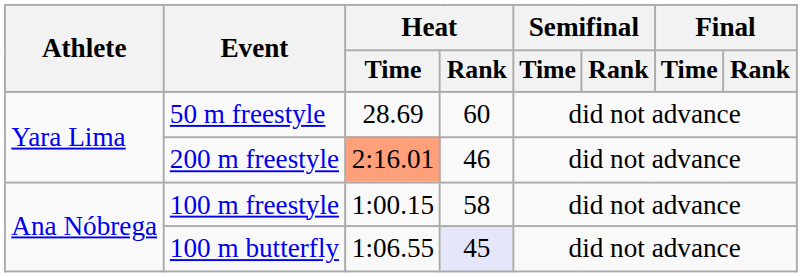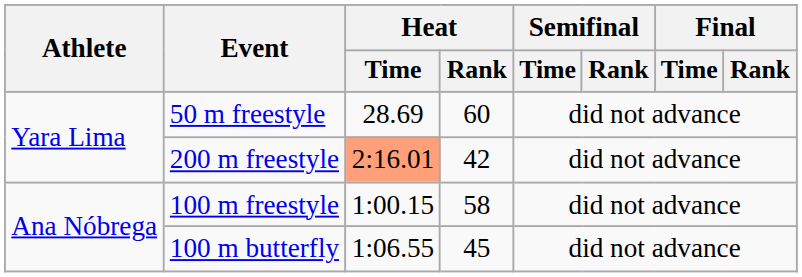(477, 159) 46 -> (477, 159) 42
(477, 249) lavender background -> (477, 249) no background
